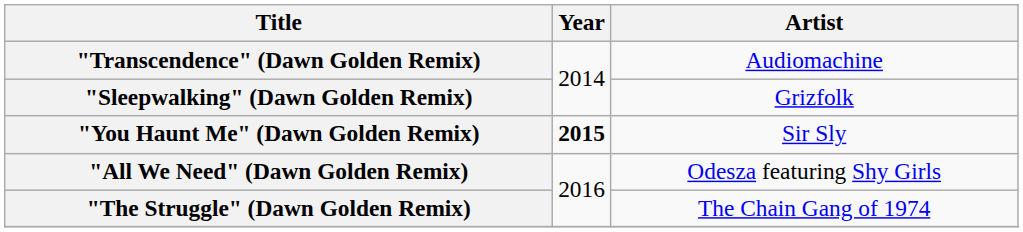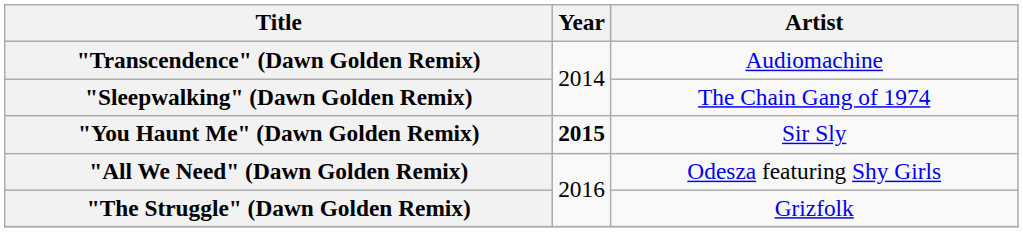(814, 97) Grizfolk -> (814, 97) The Chain Gang of 1974
(814, 208) The Chain Gang of 1974 -> (814, 208) Grizfolk
